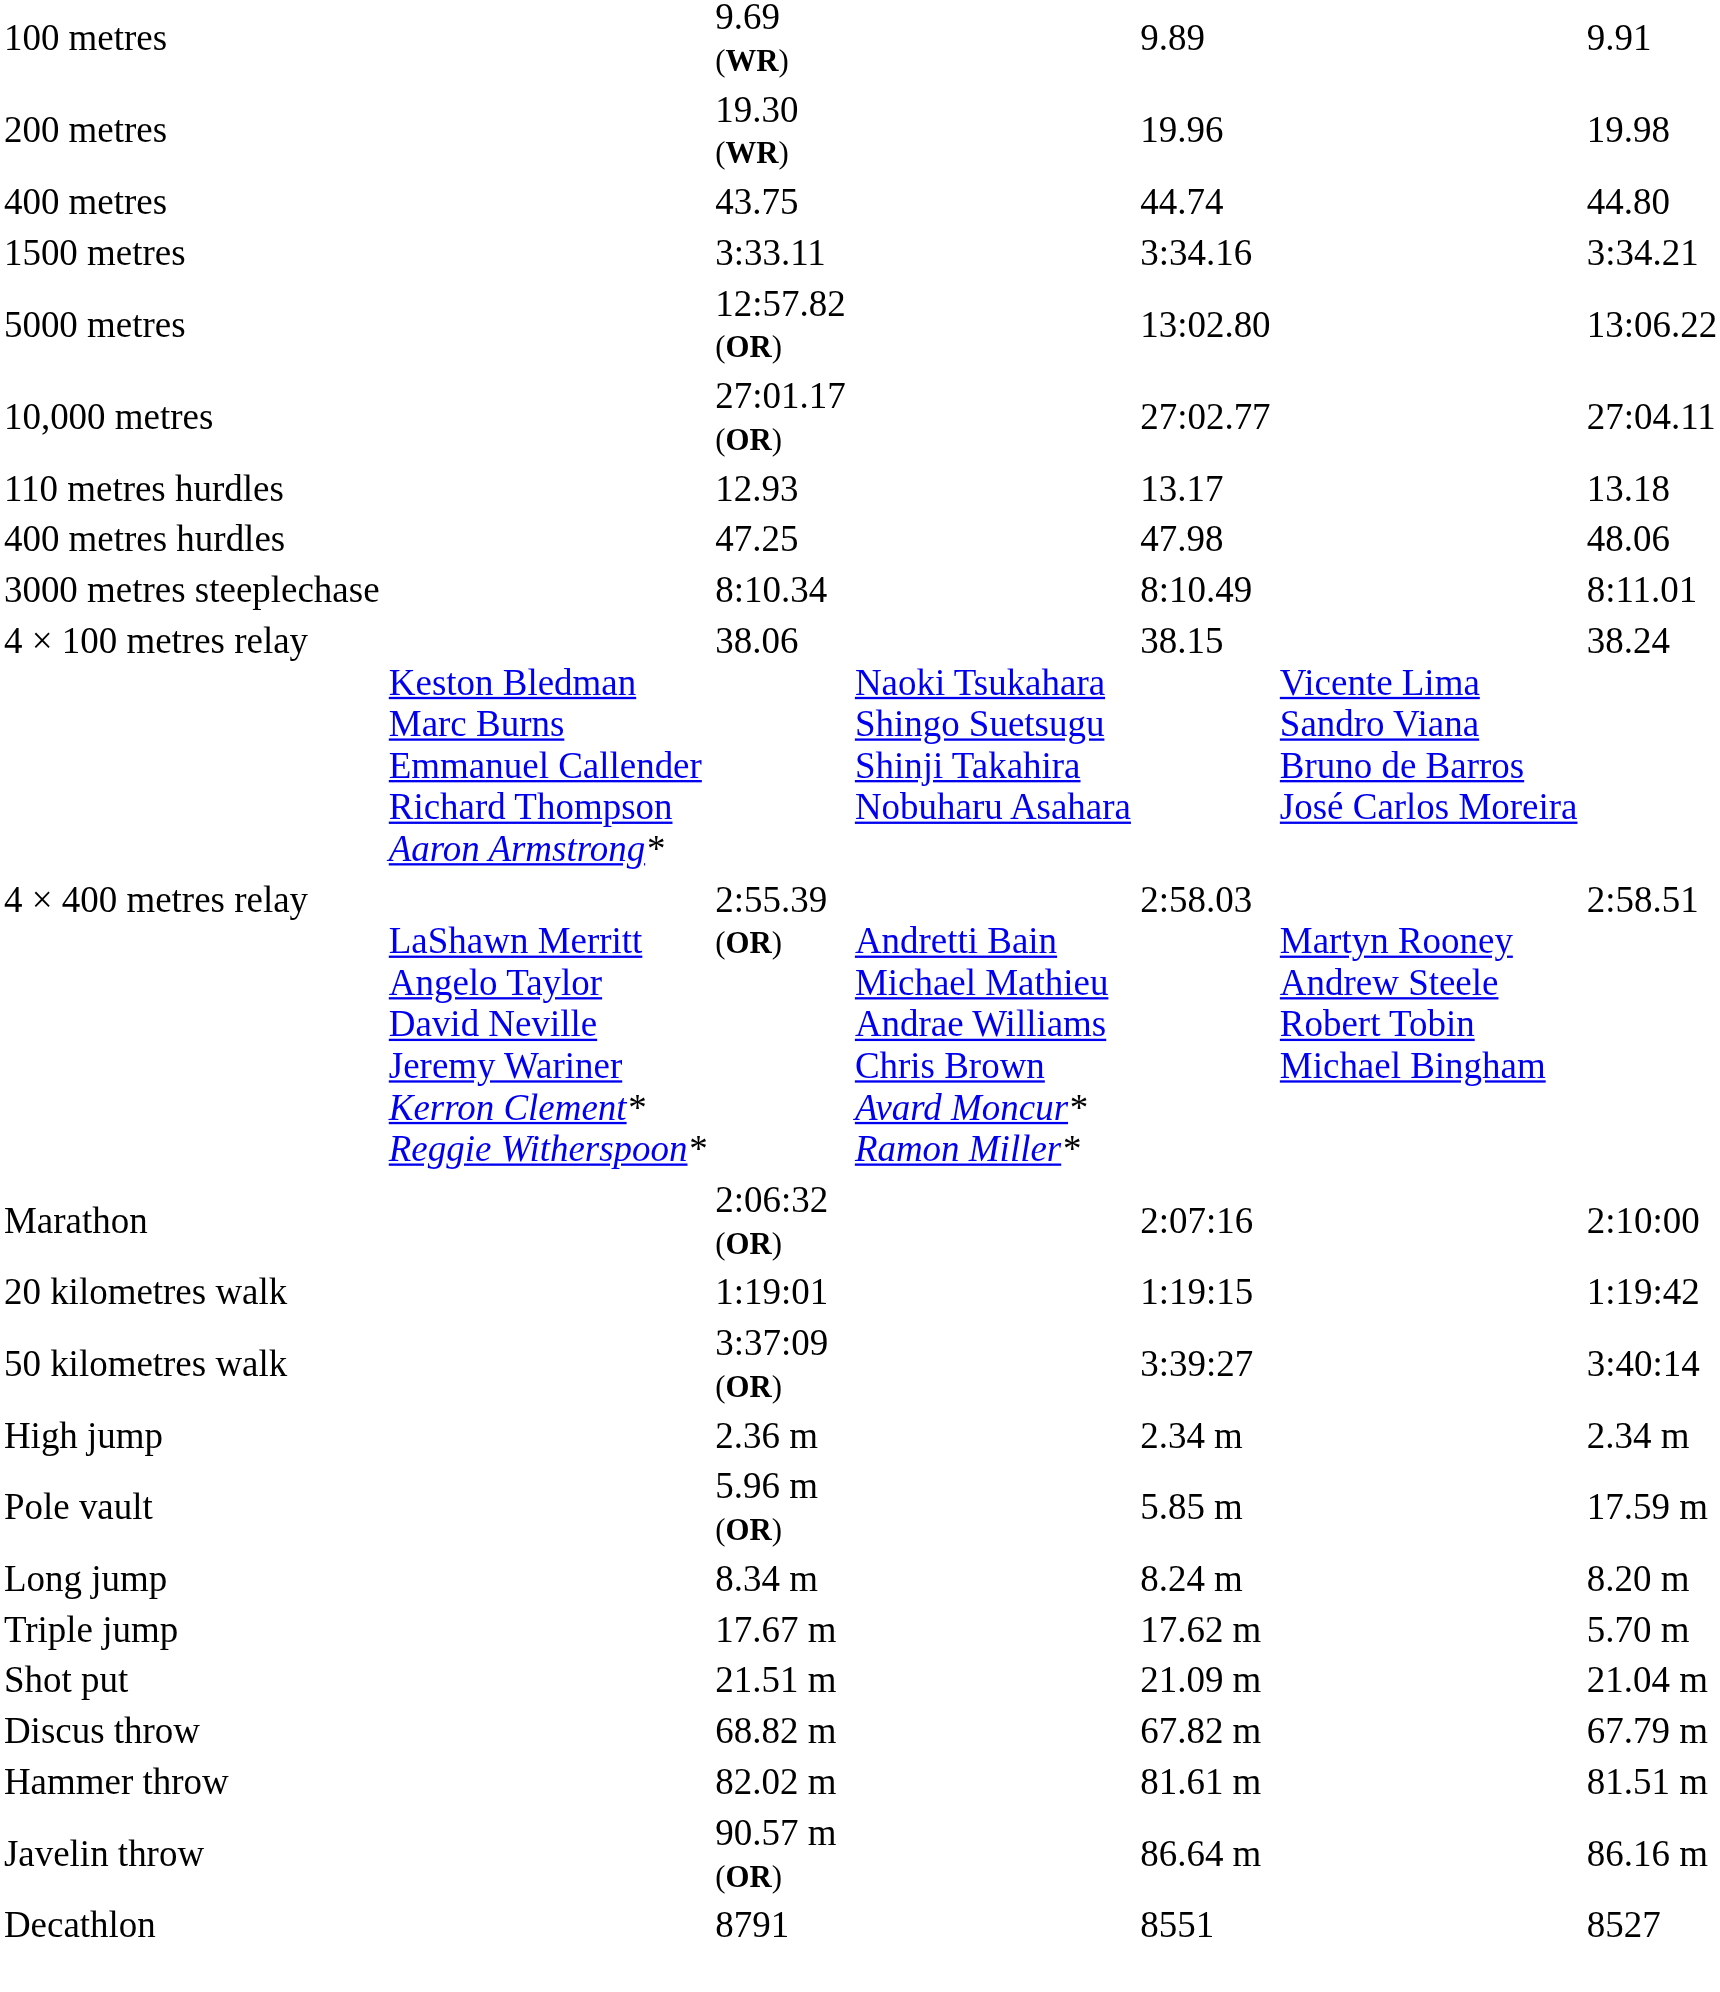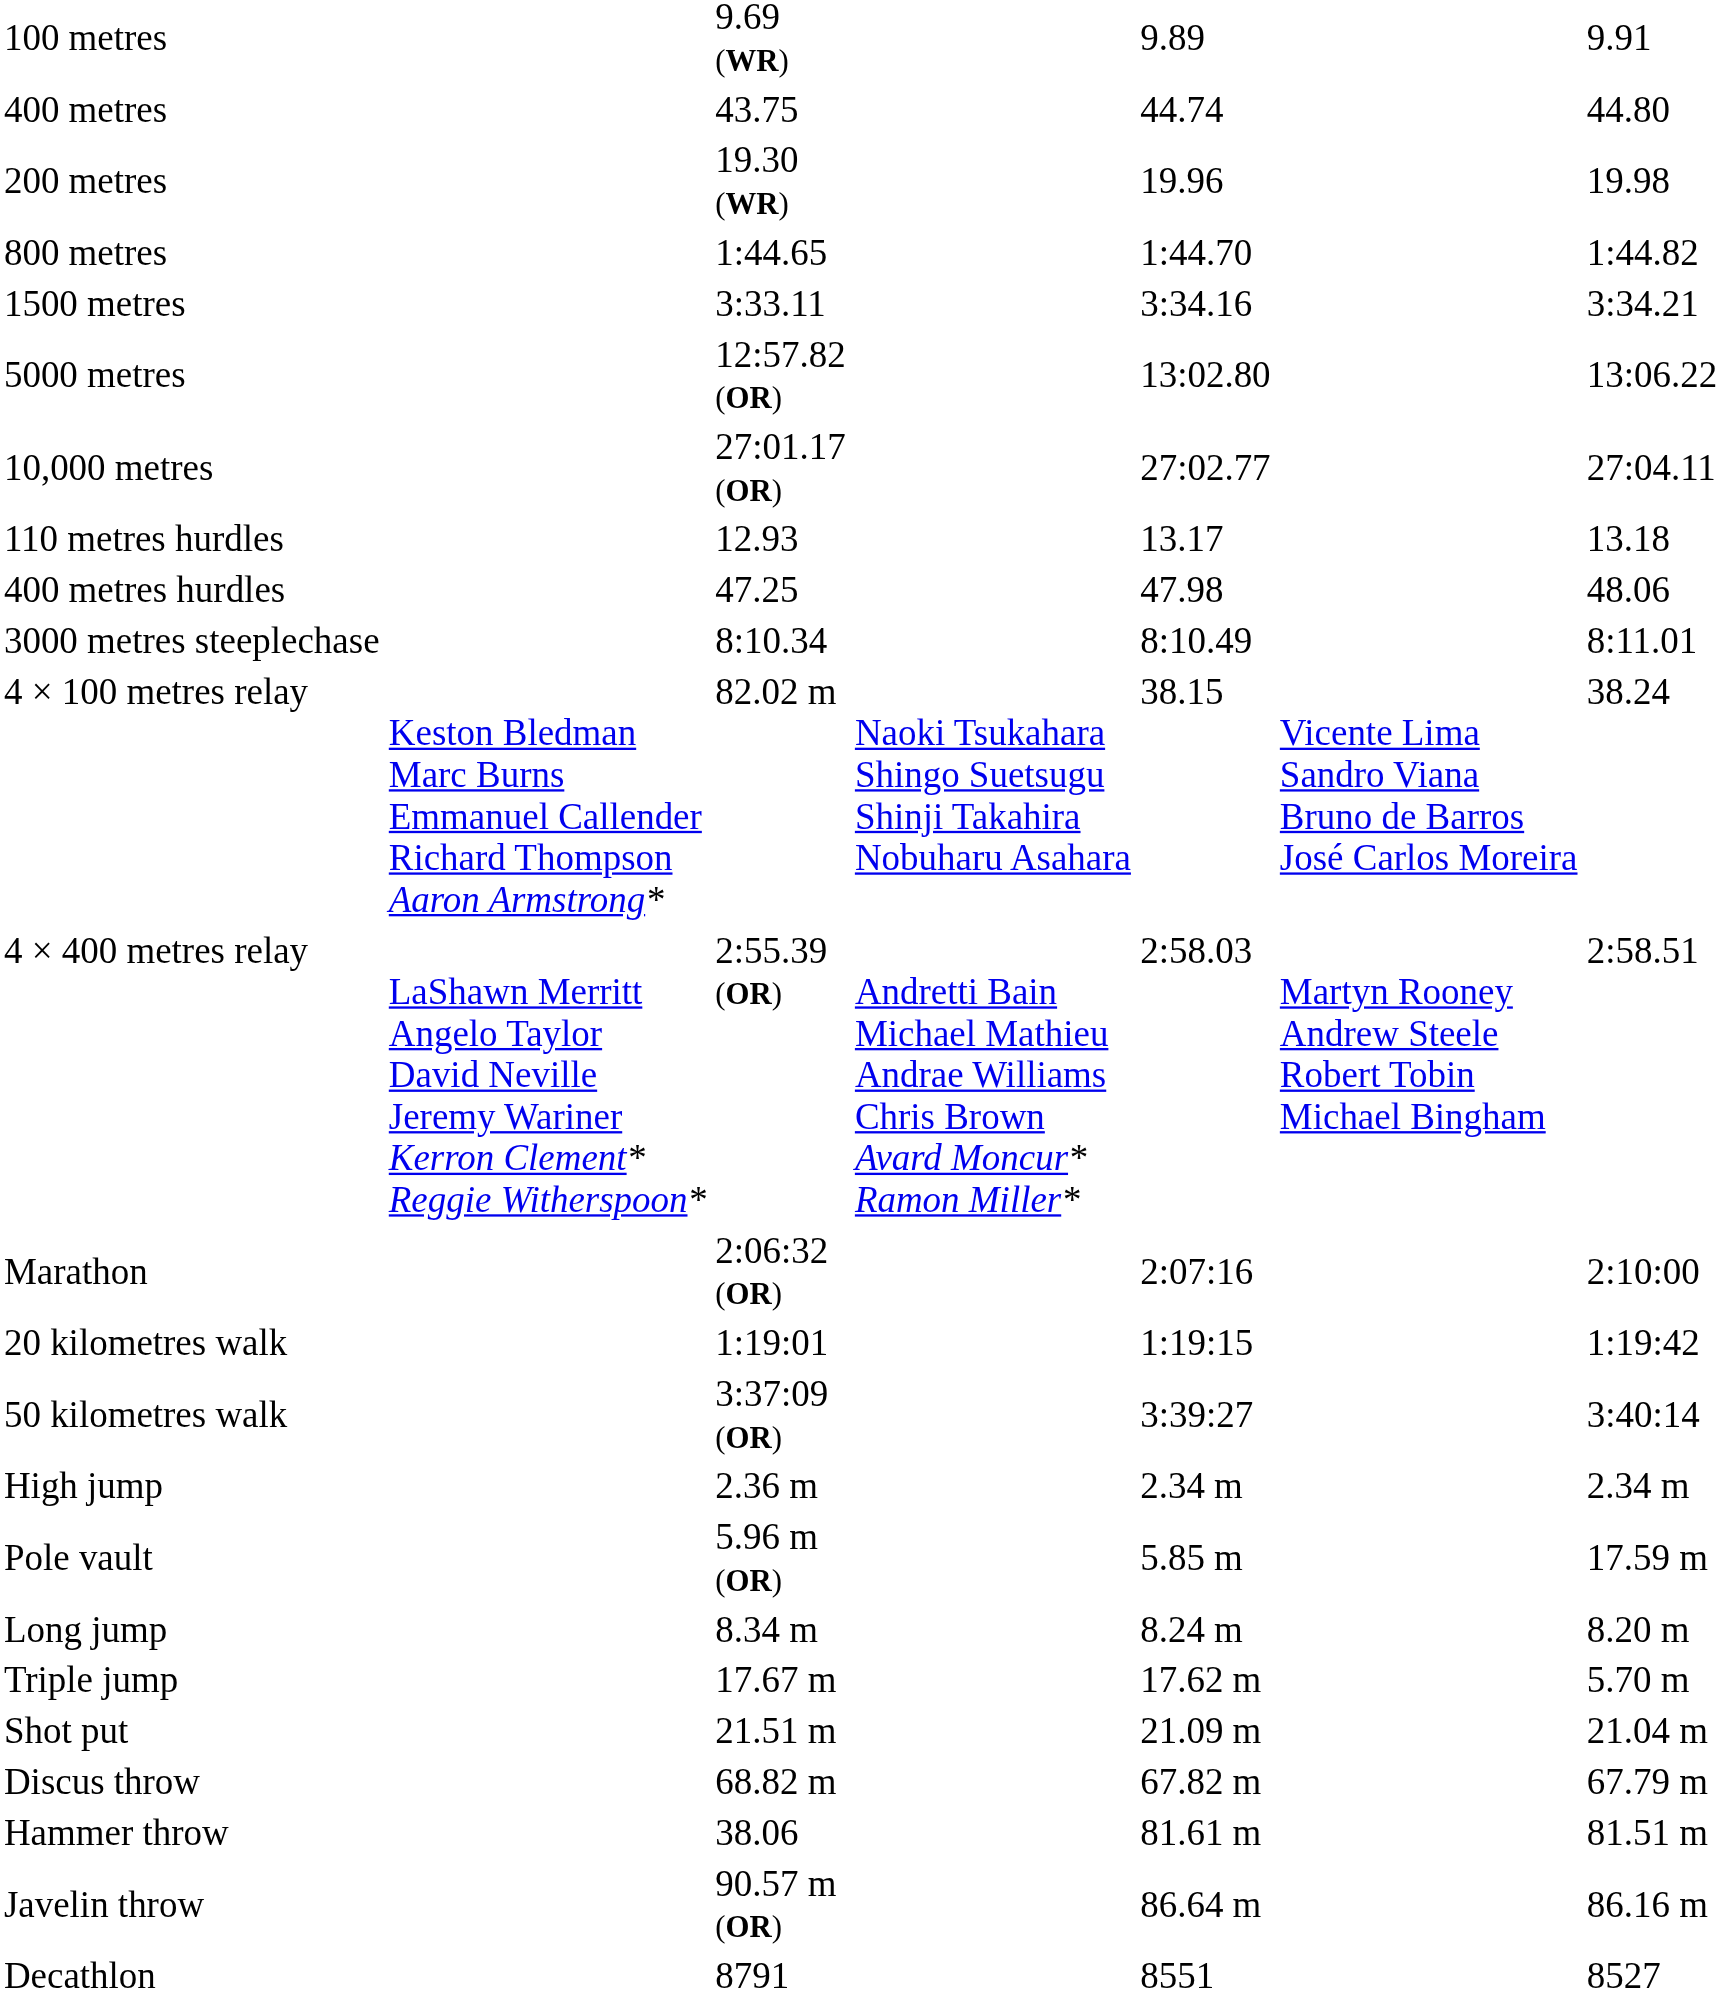rows swapped: (86, 130) <-> (86, 201)
+ row: (86, 252)
(757, 640) 38.06 -> (776, 691) 82.02 m
(776, 1781) 82.02 m -> (757, 1832) 38.06
